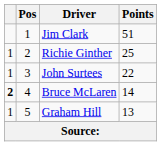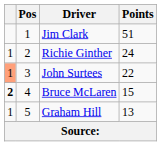(128, 53) 25 -> (128, 53) 24
(10, 73) no background -> (10, 73) lightsalmon background
(128, 92) 14 -> (128, 92) 15
